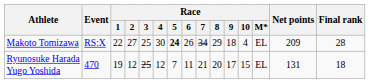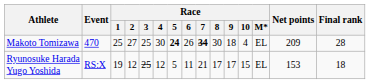(95, 43) RS:X -> (92, 43) 470
(118, 43) 22 -> (118, 43) 25
(203, 43) normal -> (203, 43) bold
(217, 43) 29 -> (217, 43) 30
(92, 65) 470 -> (95, 65) RS:X
(174, 65) 7 -> (174, 65) 5
(217, 65) 20 -> (217, 65) 17
(293, 65) 131 -> (293, 65) 153
